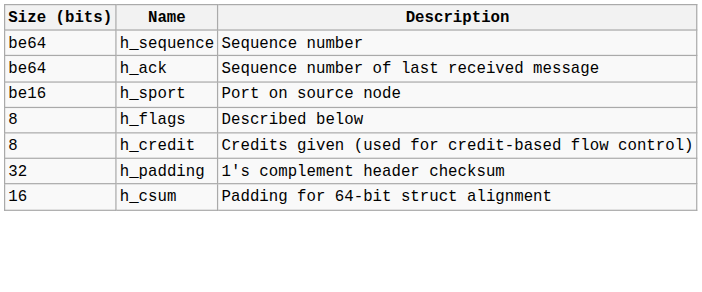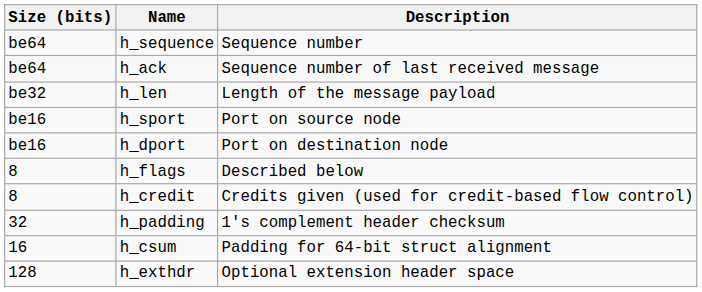+ row: (143, 94)
+ row: (153, 146)
+ row: (157, 274)
